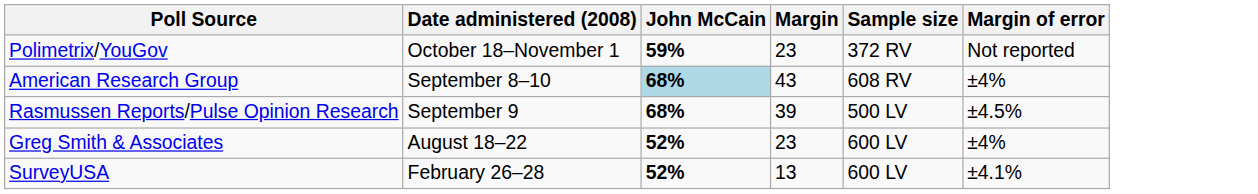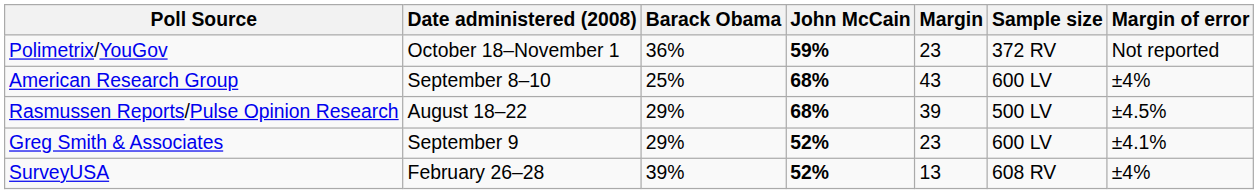+ column: (713, 19)
(665, 81) lightblue background -> (810, 81) no background
(880, 81) 608 RV -> (1022, 81) 600 LV
(463, 111) September 9 -> (467, 111) August 18–22
(467, 142) August 18–22 -> (463, 142) September 9
(987, 142) ±4% -> (1139, 142) ±4.1%
(877, 173) 600 LV -> (1024, 173) 608 RV
(995, 173) ±4.1% -> (1131, 173) ±4%
